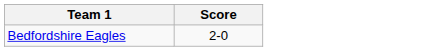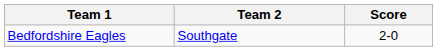+ column: (259, 14)
